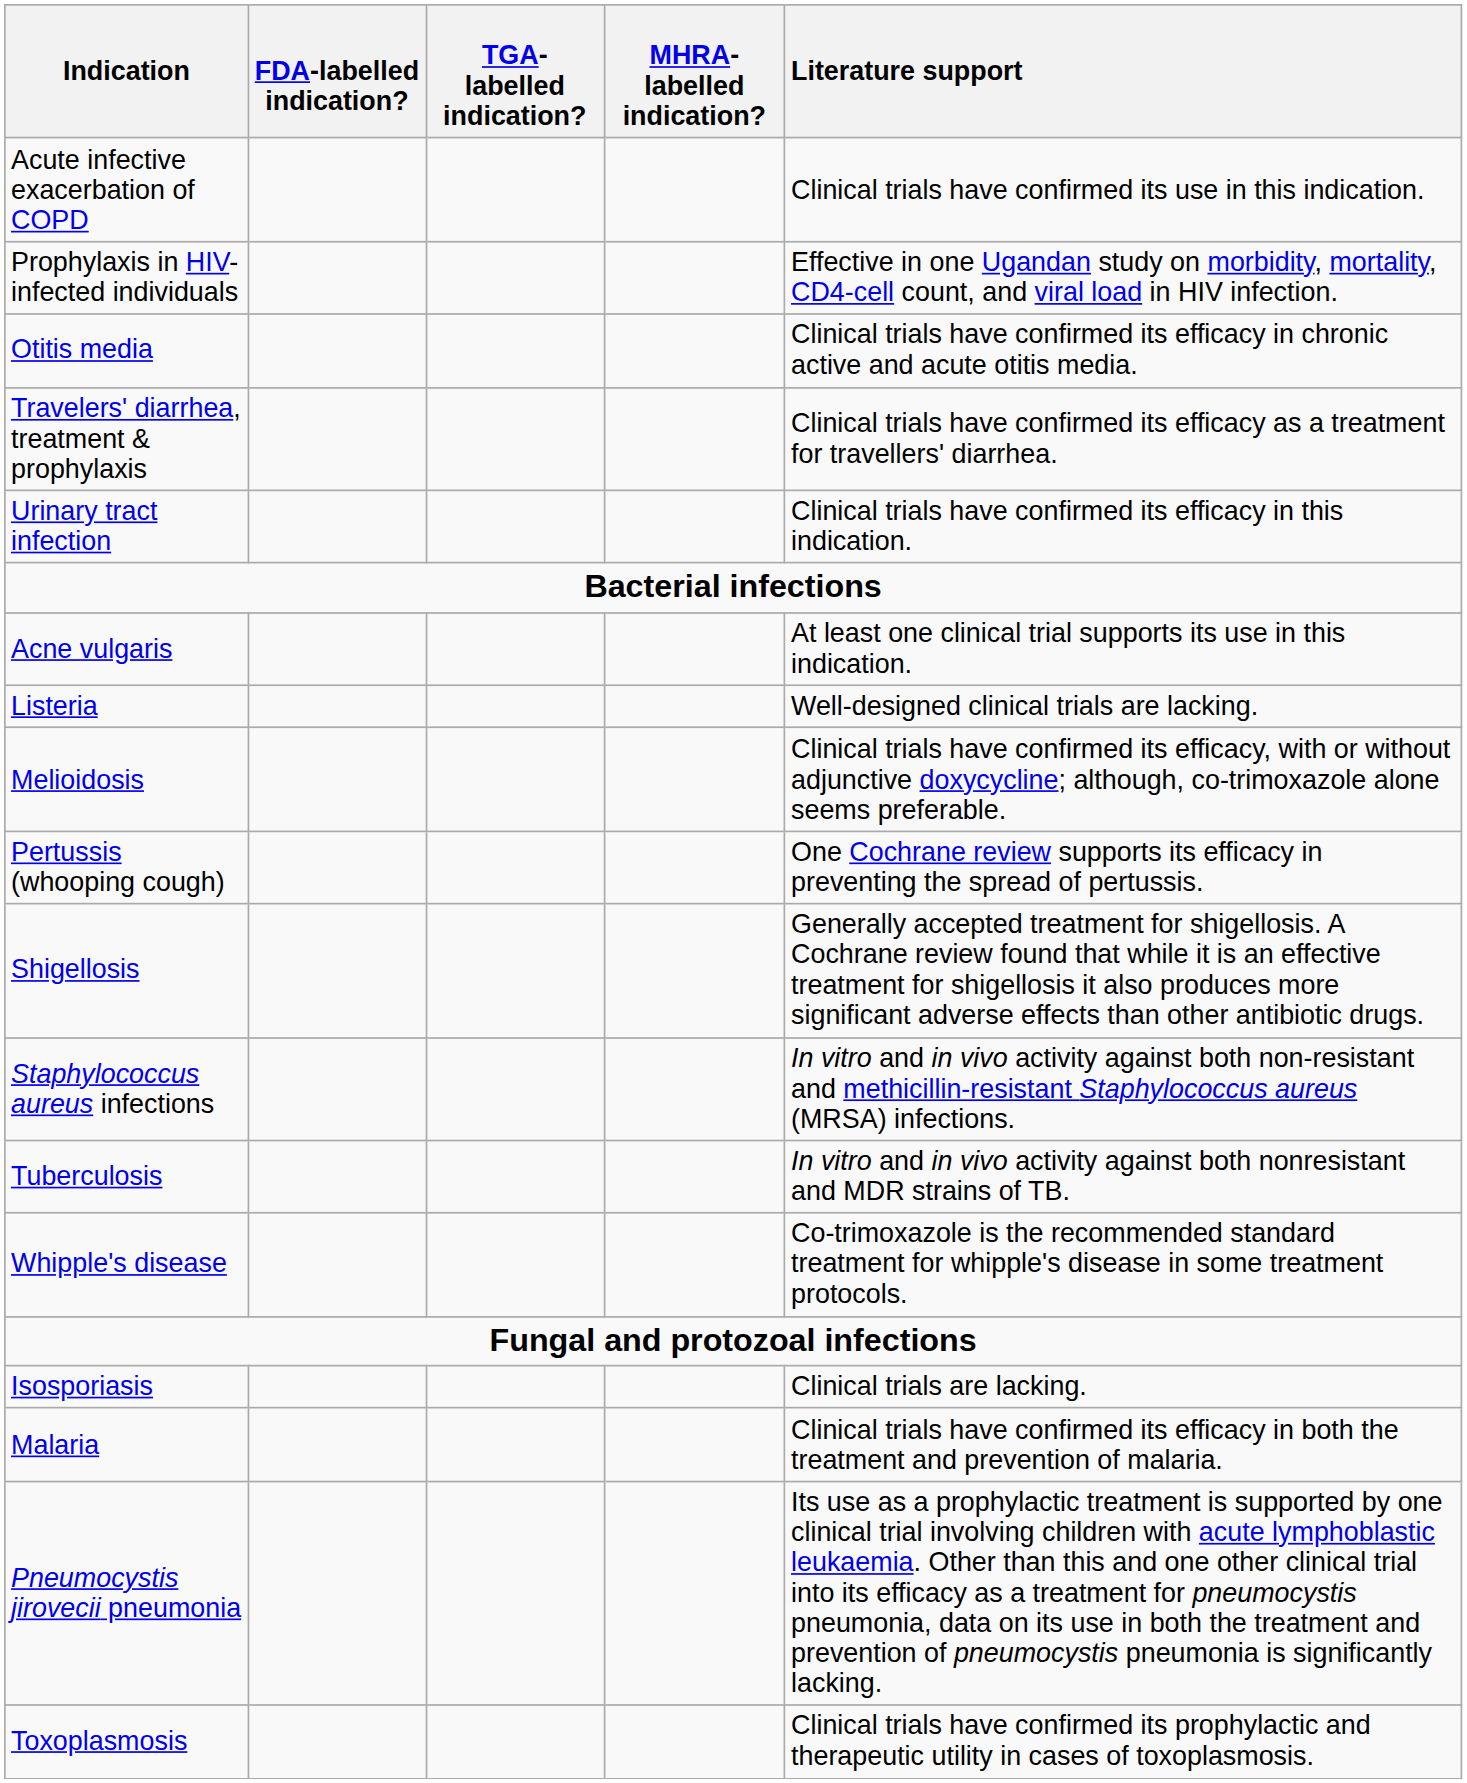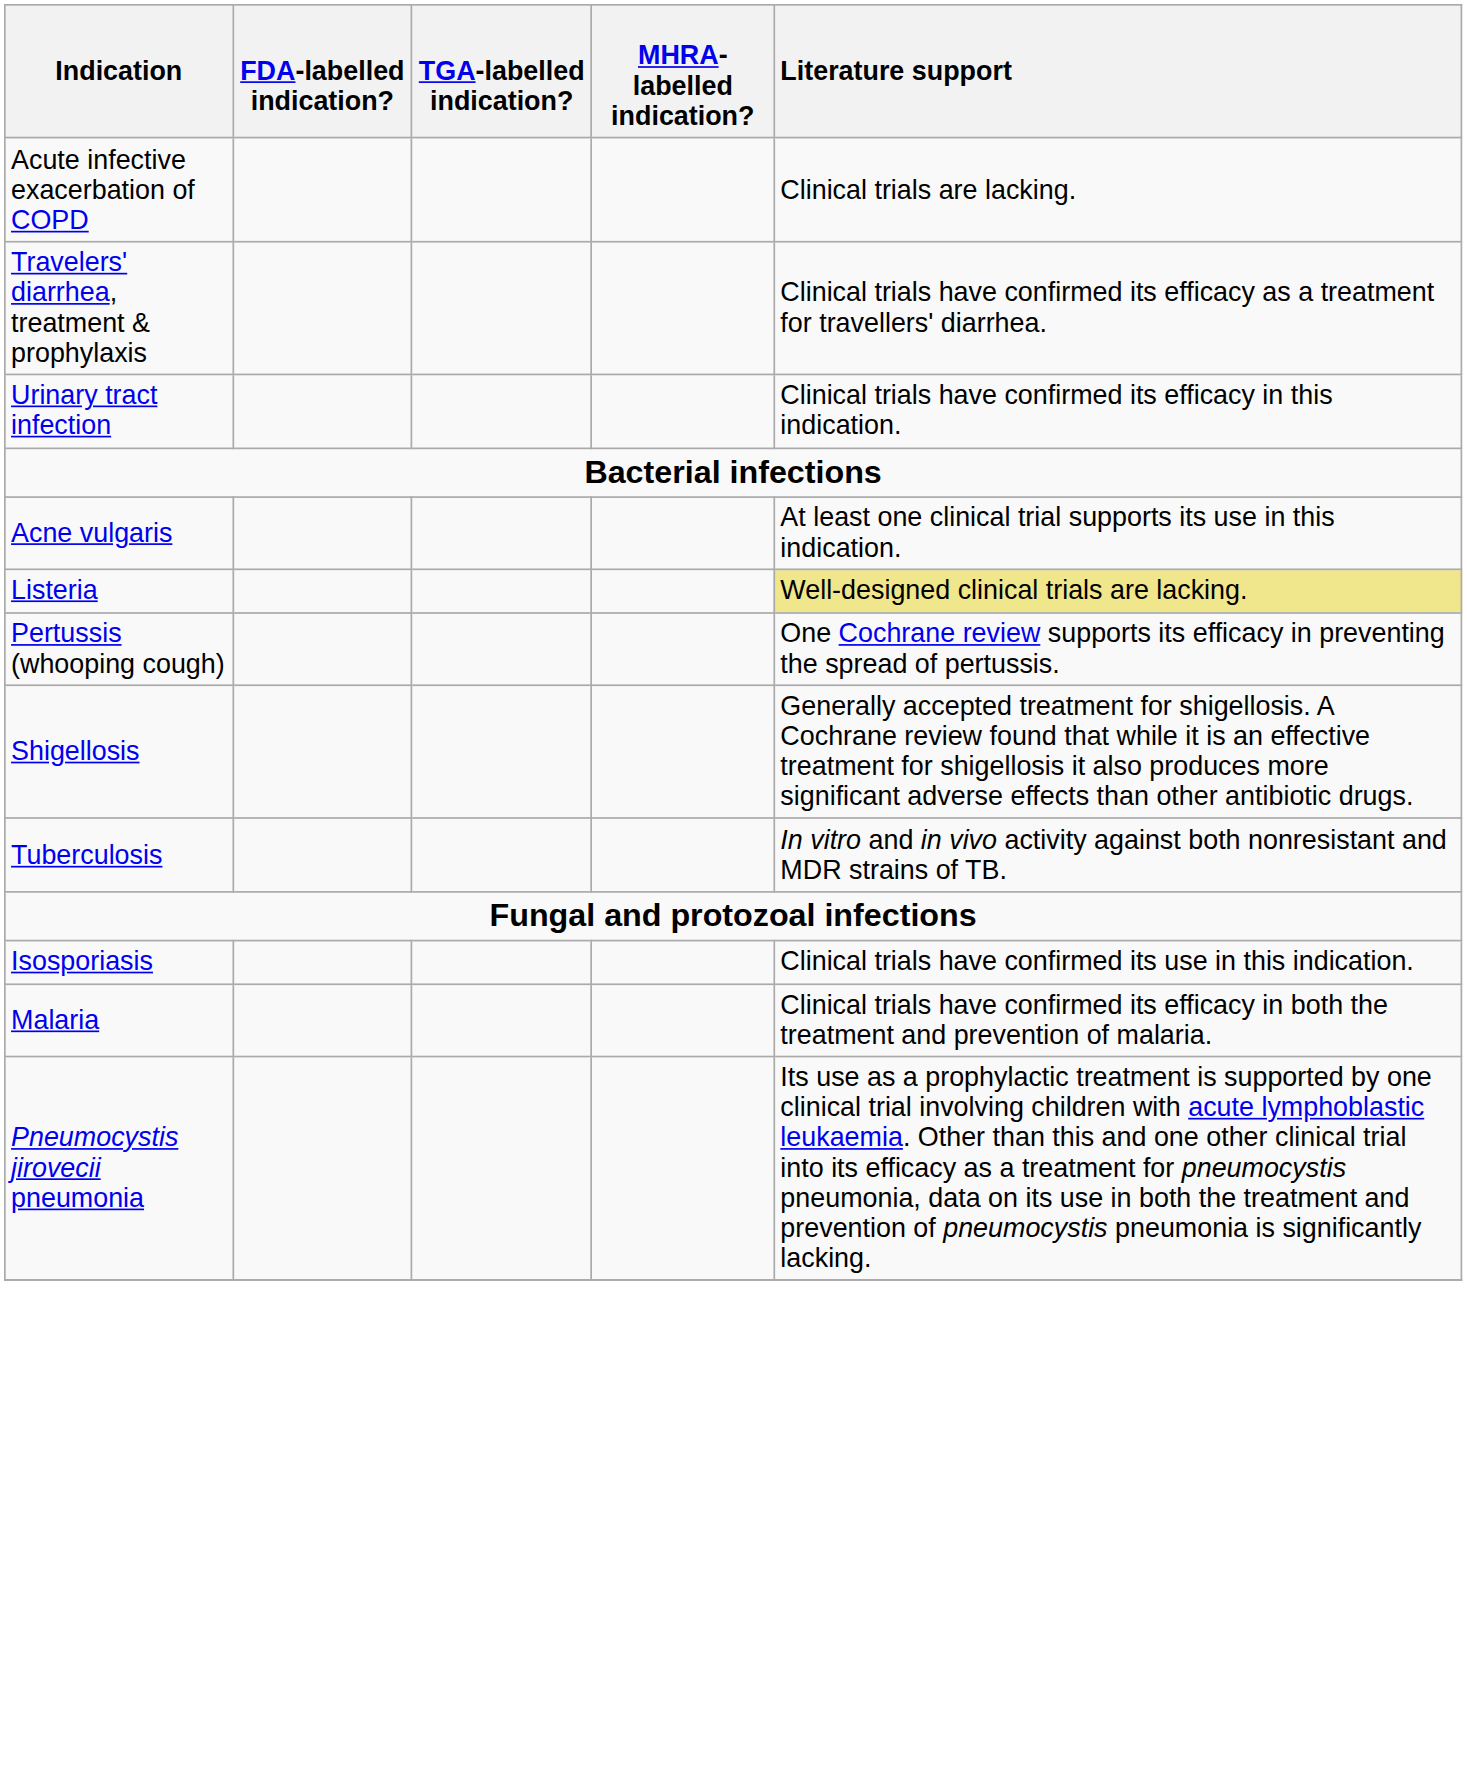(1108, 189) Clinical trials have confirmed its use in this indication. -> (928, 189) Clinical trials are lacking.
- row: (125, 277)
- row: (82, 350)
(1025, 706) no background -> (1014, 590) khaki background
- row: (78, 779)
- row: (113, 1088)
- row: (119, 1264)
(939, 1386) Clinical trials are lacking. -> (1097, 961) Clinical trials have confirmed its use in this indication.
- row: (99, 1741)
